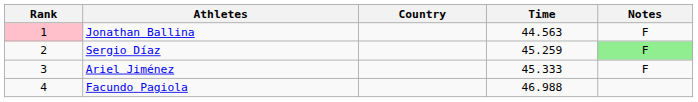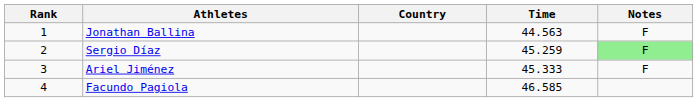(44, 32) pink background -> (44, 32) no background
(542, 87) 46.988 -> (542, 87) 46.585
